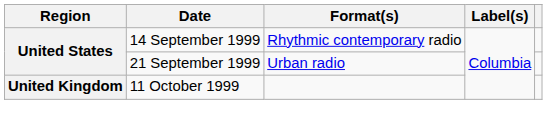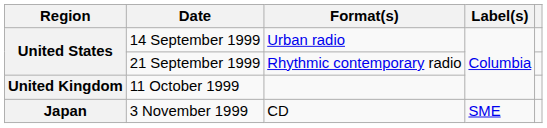(364, 39) Rhythmic contemporary radio -> (306, 39) Urban radio
(306, 63) Urban radio -> (364, 63) Rhythmic contemporary radio
+ row: (189, 110)
